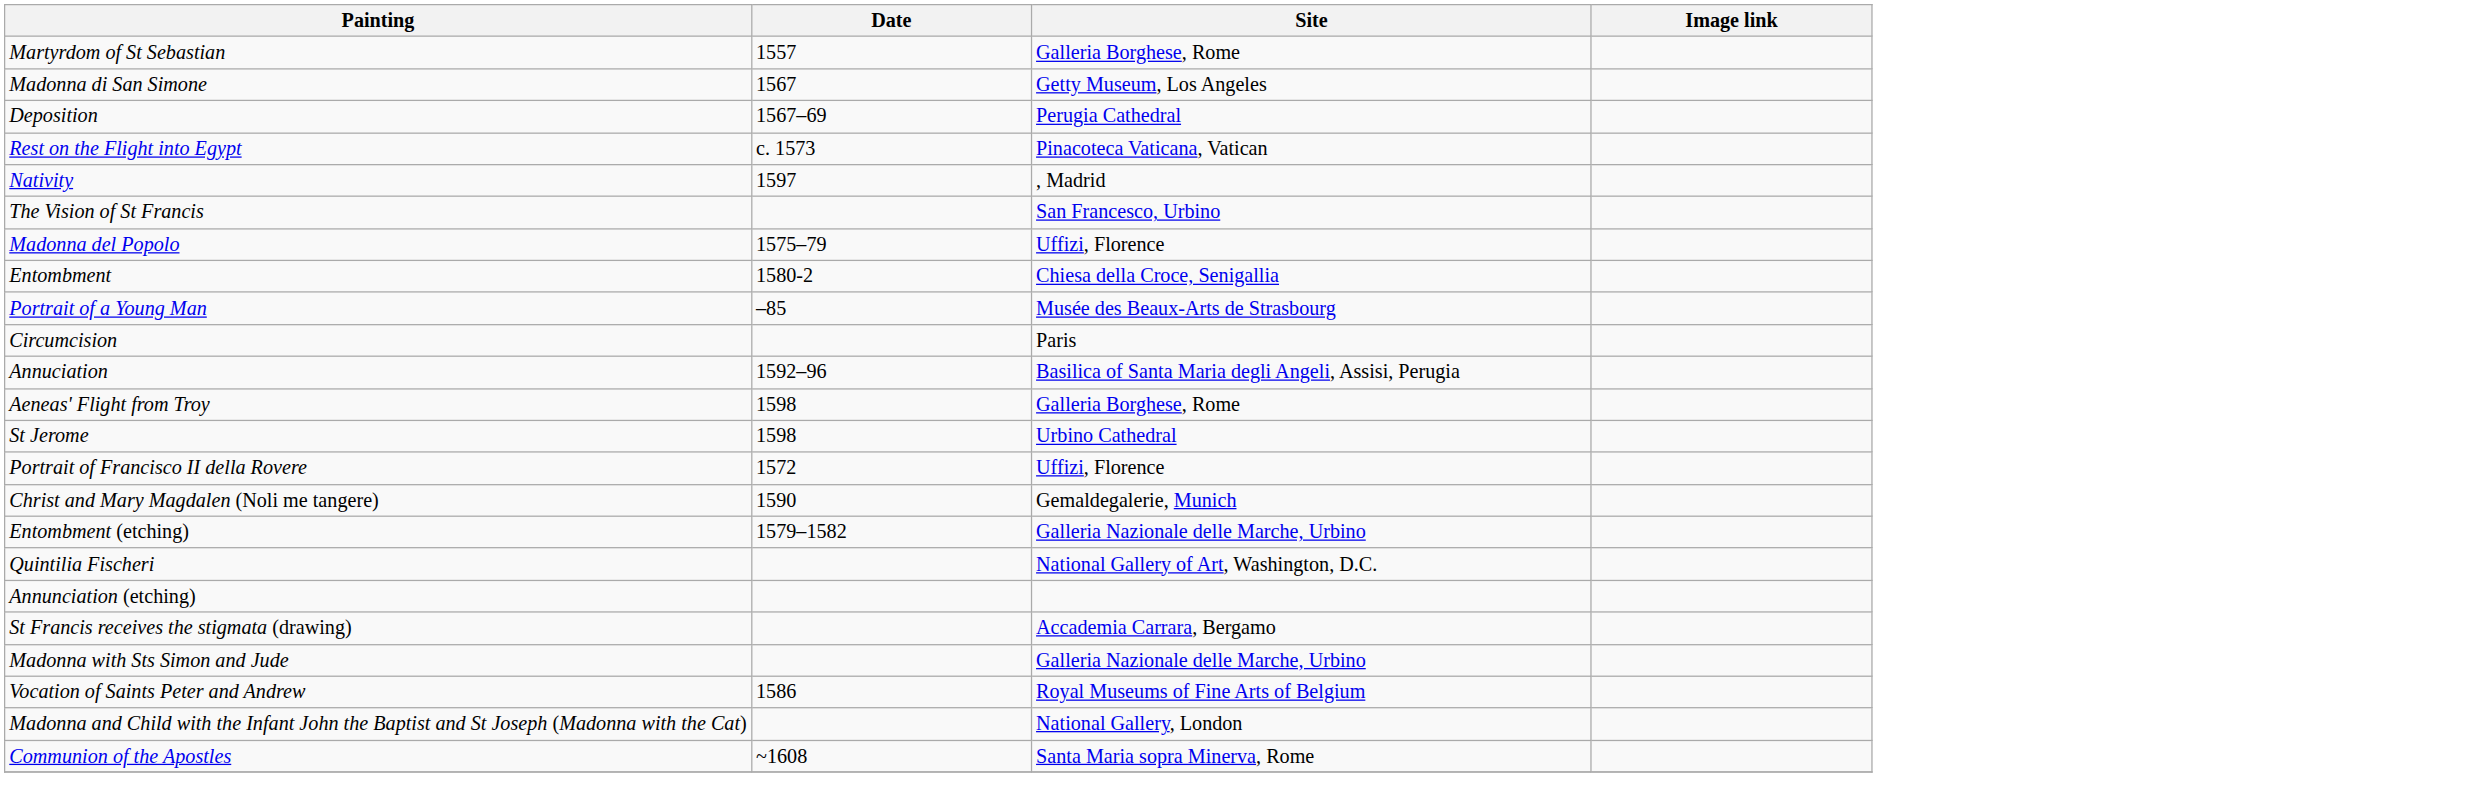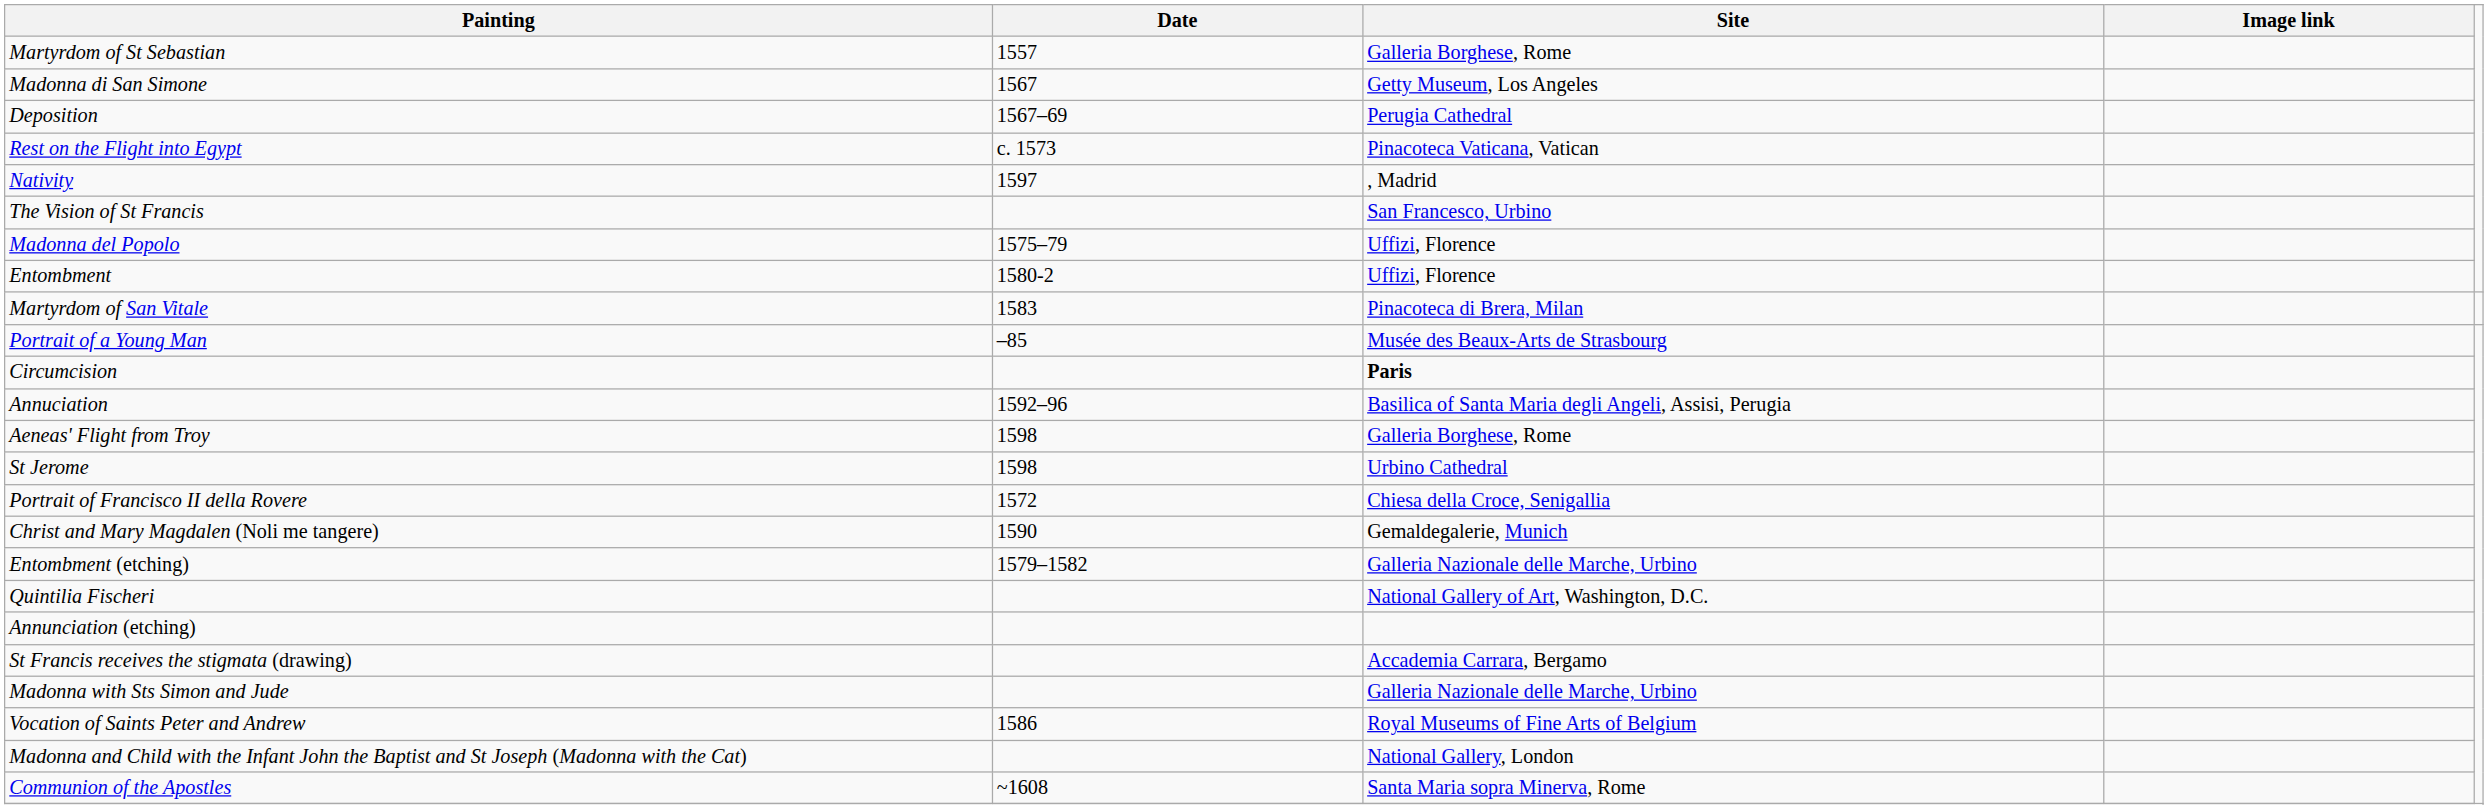(1158, 276) Chiesa della Croce, Senigallia -> (1431, 276) Uffizi, Florence
+ row: (109, 308)
(1056, 340) normal -> (1390, 372) bold
(1100, 468) Uffizi, Florence -> (1489, 500) Chiesa della Croce, Senigallia
